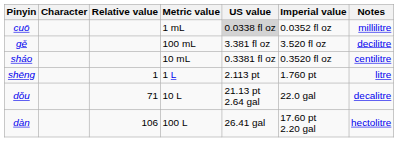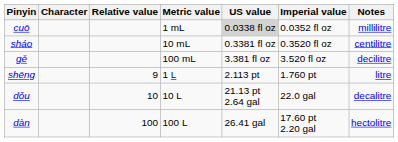rows swapped: (21, 59) <-> (21, 43)
(155, 75) 1 -> (155, 75) 9
(152, 96) 71 -> (152, 96) 10
(150, 123) 106 -> (150, 123) 100
